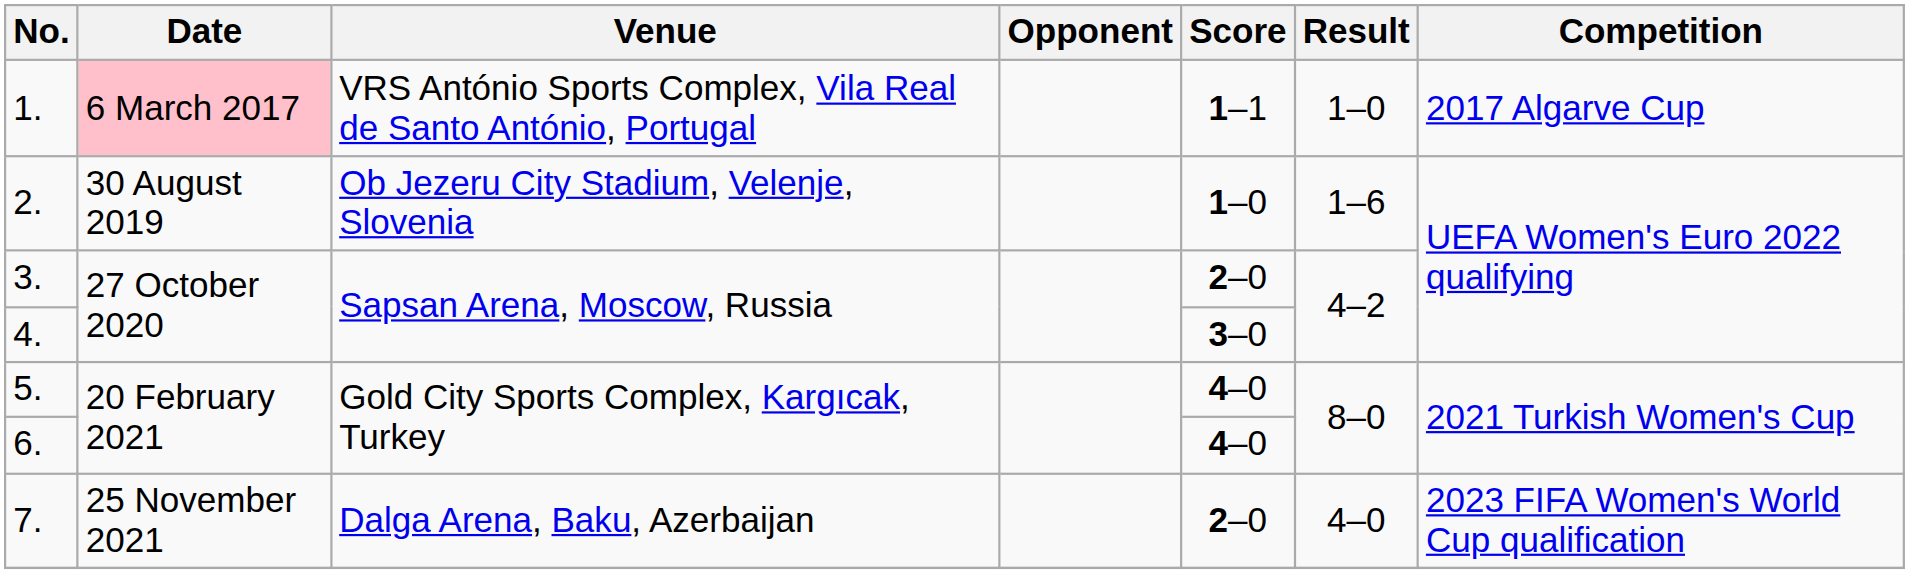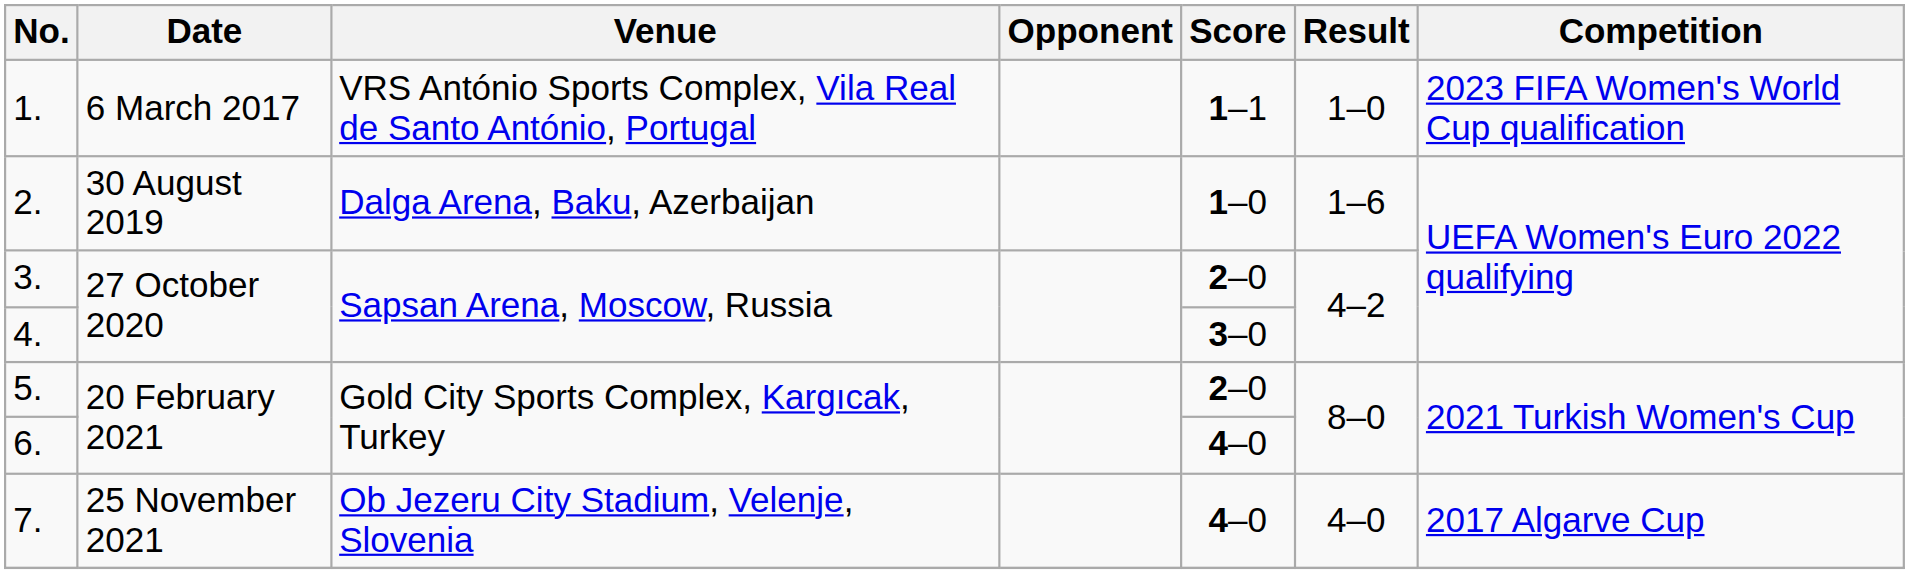(193, 107) pink background -> (193, 107) no background
(1565, 107) 2017 Algarve Cup -> (1633, 107) 2023 FIFA Women's World Cup qualification
(596, 202) Ob Jezeru City Stadium, Velenje, Slovenia -> (577, 202) Dalga Arena, Baku, Azerbaijan
(1238, 388) 4–0 -> (1238, 388) 2–0
(577, 519) Dalga Arena, Baku, Azerbaijan -> (596, 519) Ob Jezeru City Stadium, Velenje, Slovenia
(1238, 519) 2–0 -> (1238, 519) 4–0
(1633, 519) 2023 FIFA Women's World Cup qualification -> (1565, 519) 2017 Algarve Cup
